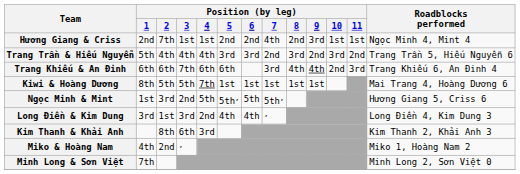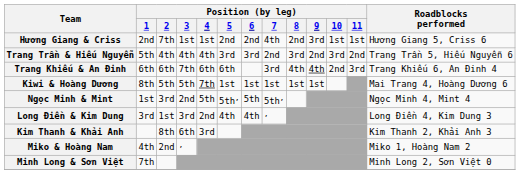(420, 40) Ngọc Minh 4, Mint 4 -> (428, 40) Hương Giang 5, Criss 6
(428, 99) Hương Giang 5, Criss 6 -> (420, 99) Ngọc Minh 4, Mint 4
